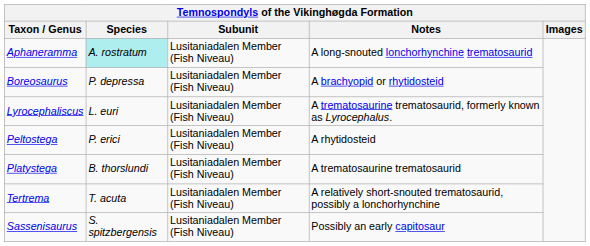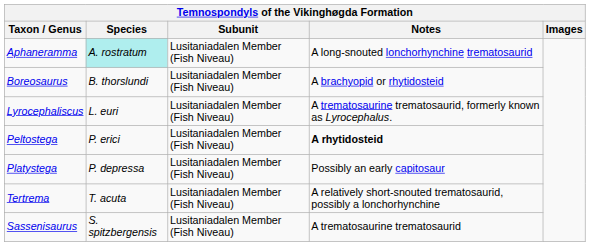(116, 82) P. depressa -> (118, 82) B. thorslundi
(344, 140) normal -> (347, 140) bold
(118, 169) B. thorslundi -> (116, 169) P. depressa
(386, 169) A trematosaurine trematosaurid -> (378, 169) Possibly an early capitosaur
(378, 227) Possibly an early capitosaur -> (386, 227) A trematosaurine trematosaurid
